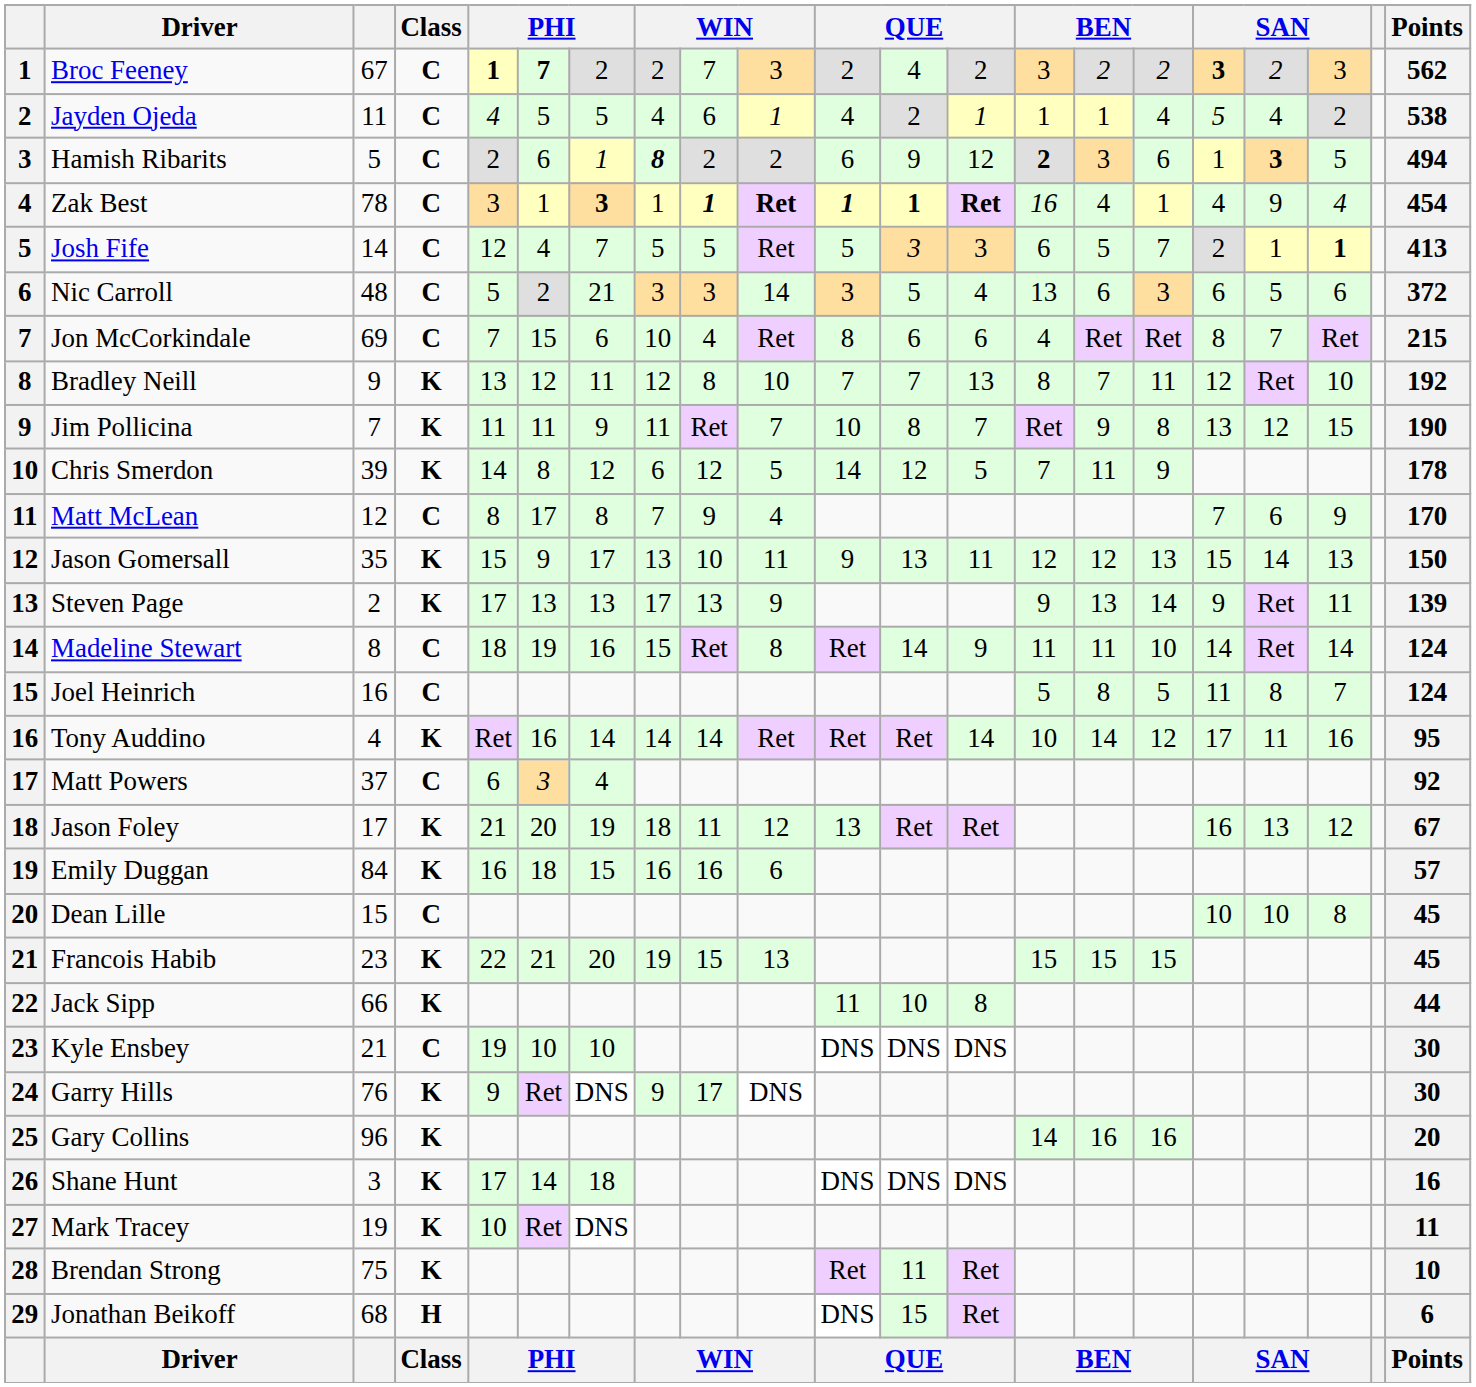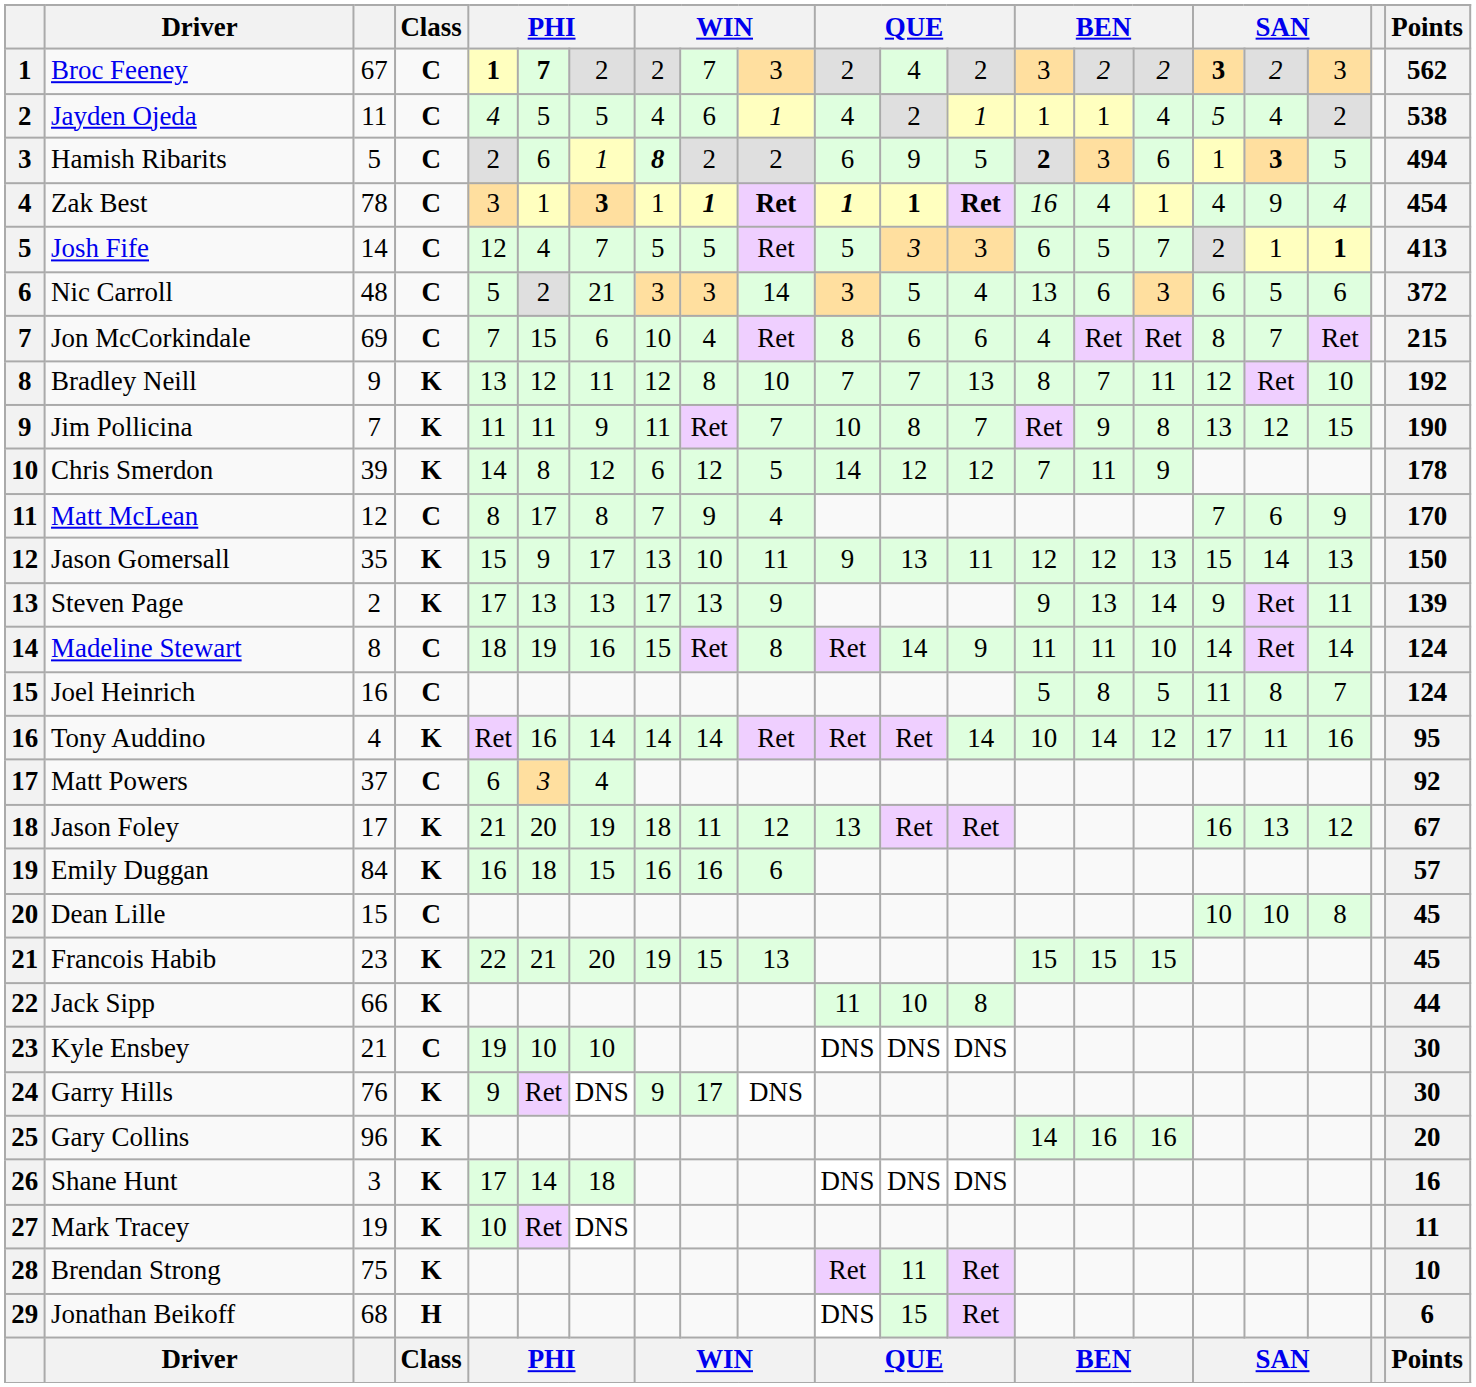(981, 159) 12 -> (981, 159) 5
(981, 470) 5 -> (981, 470) 12
